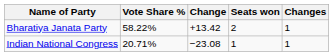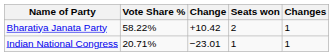(205, 28) +13.42 -> (205, 28) +10.42
(205, 43) −23.08 -> (205, 43) −23.01
